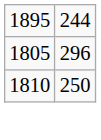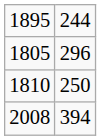+ row: (30, 118)
